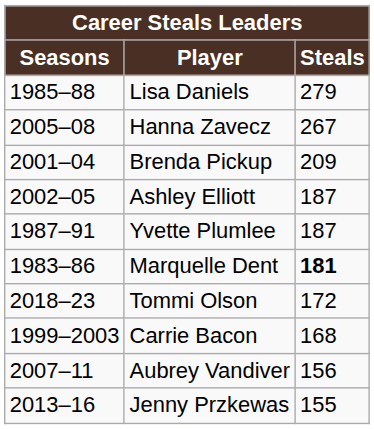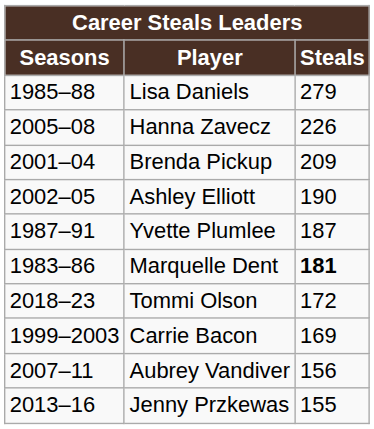(318, 127) 267 -> (318, 127) 226
(318, 196) 187 -> (318, 196) 190
(318, 335) 168 -> (318, 335) 169
